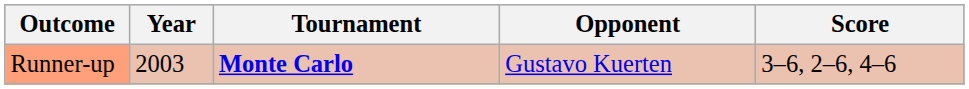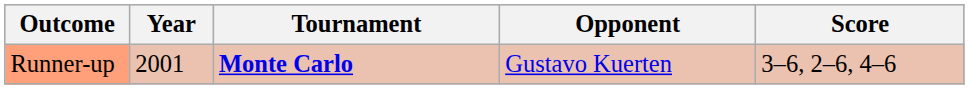(160, 63) 2003 -> (160, 63) 2001
